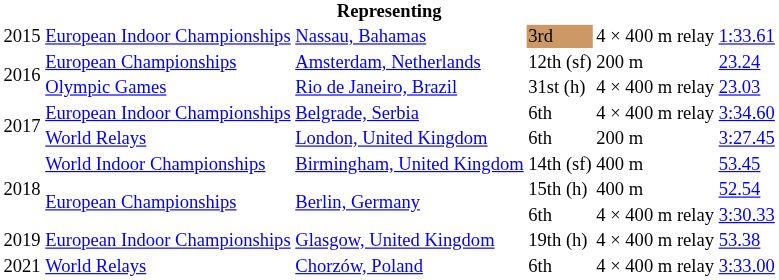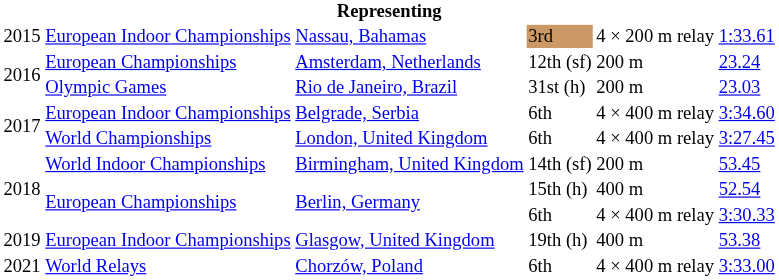(655, 36) 4 × 400 m relay -> (655, 36) 4 × 200 m relay
(655, 87) 4 × 400 m relay -> (620, 87) 200 m
(96, 138) World Relays -> (128, 138) World Championships
(620, 138) 200 m -> (655, 138) 4 × 400 m relay
(620, 163) 400 m -> (620, 163) 200 m
(655, 240) 4 × 400 m relay -> (620, 240) 400 m
